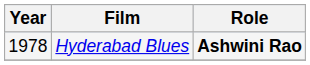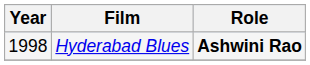(28, 45) 1978 -> (28, 45) 1998
